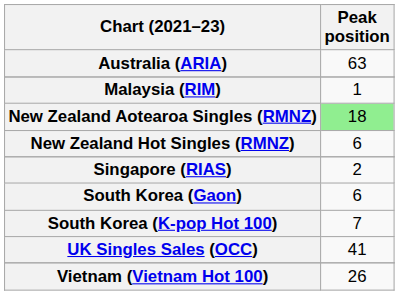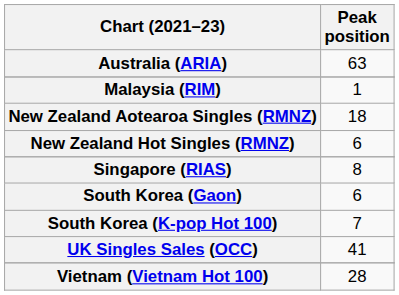(357, 116) lightgreen background -> (357, 116) no background
(357, 169) 2 -> (357, 169) 8
(357, 276) 26 -> (357, 276) 28
